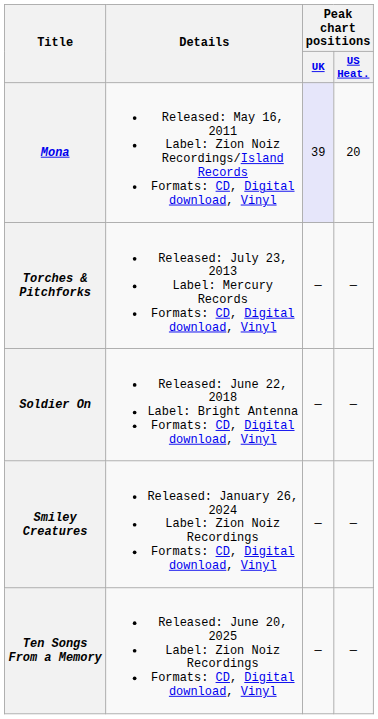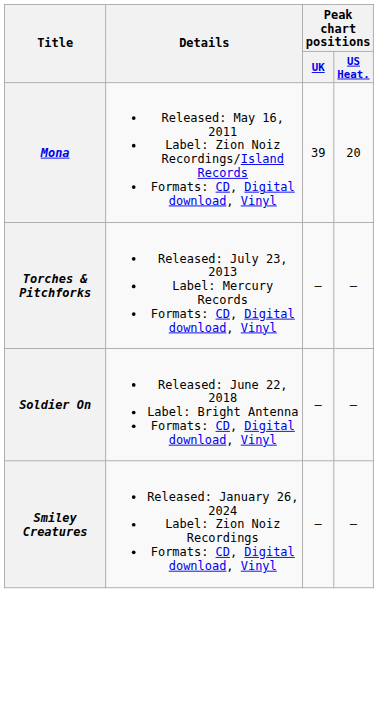(318, 153) lavender background -> (318, 153) no background
- row: (55, 650)
